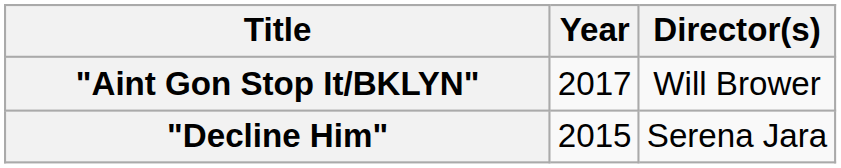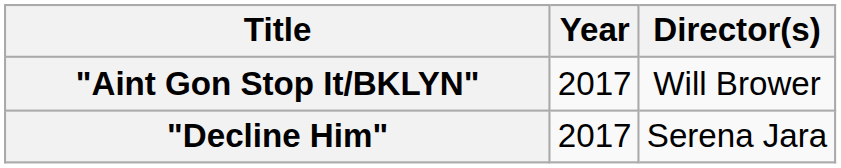(595, 135) 2015 -> (595, 135) 2017
